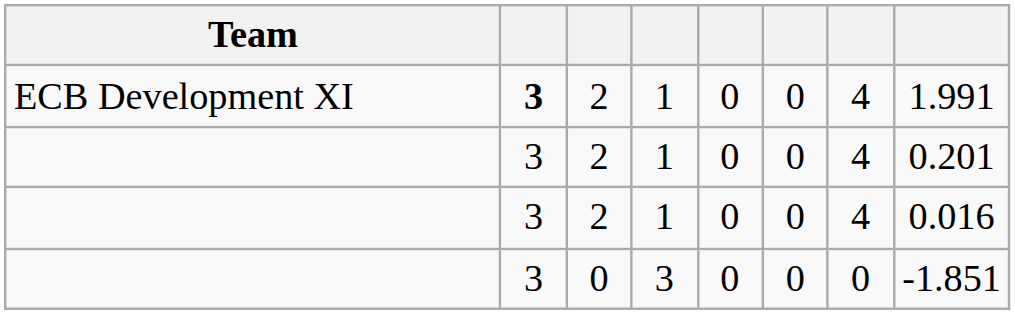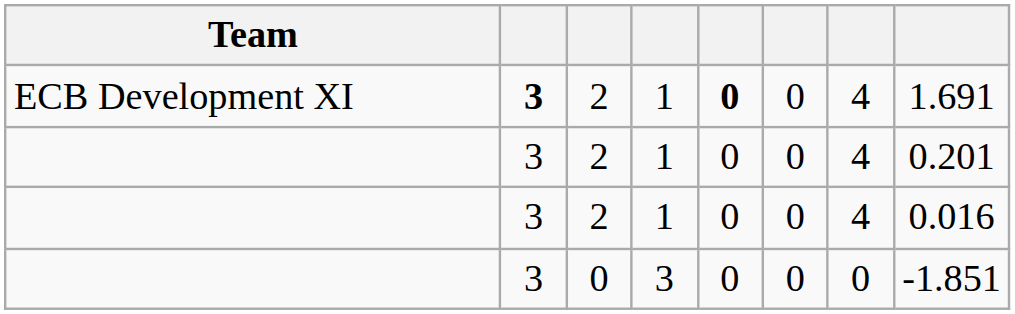(730, 95) normal -> (730, 95) bold
(952, 95) 1.991 -> (952, 95) 1.691
